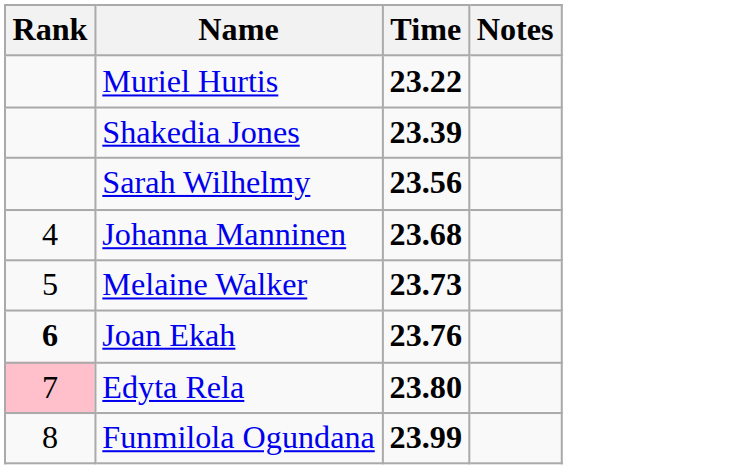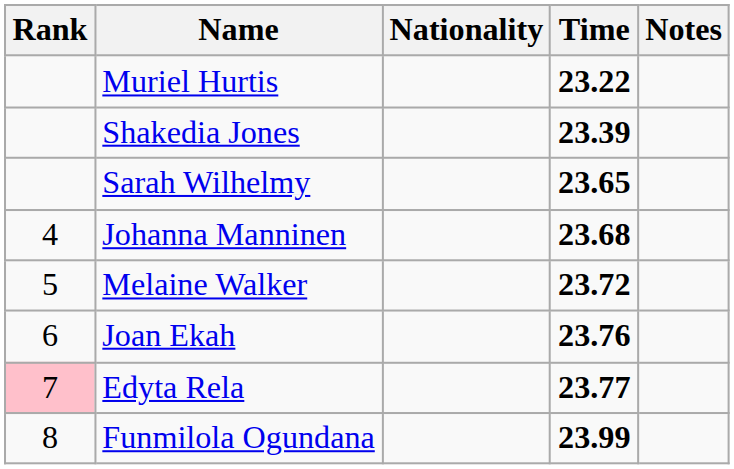+ column: (466, 30)
(426, 183) 23.56 -> (594, 183) 23.65
(426, 285) 23.73 -> (594, 285) 23.72
(50, 336) bold -> (50, 336) normal
(426, 387) 23.80 -> (594, 387) 23.77
